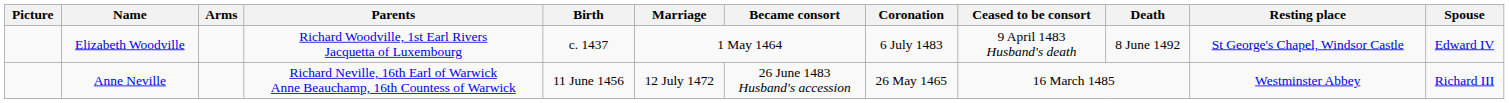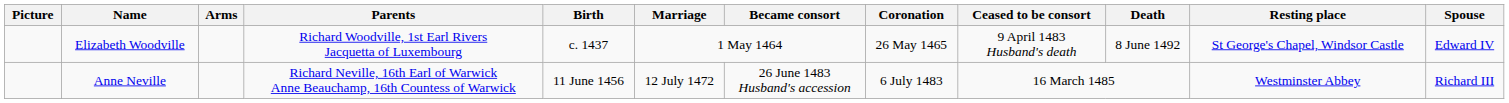(911, 44) 6 July 1483 -> (911, 44) 26 May 1465
(911, 80) 26 May 1465 -> (911, 80) 6 July 1483
